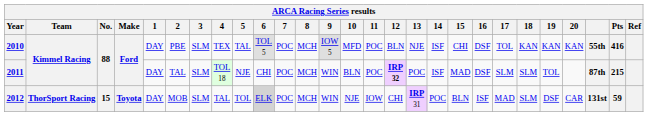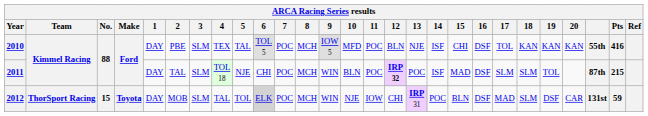(483, 98) ISF -> (483, 98) DSF
